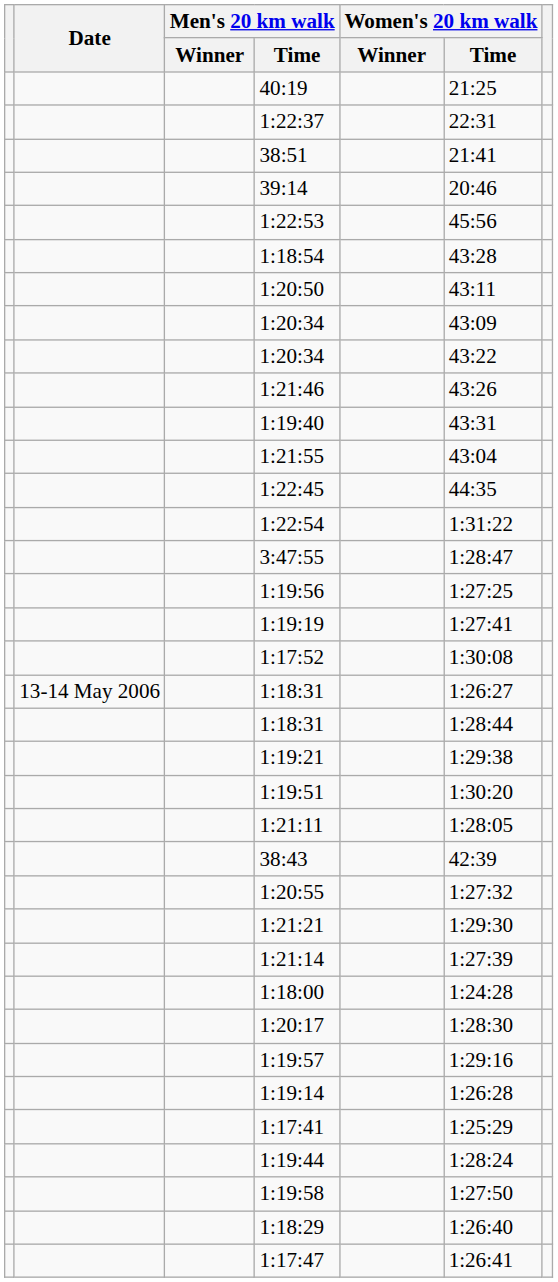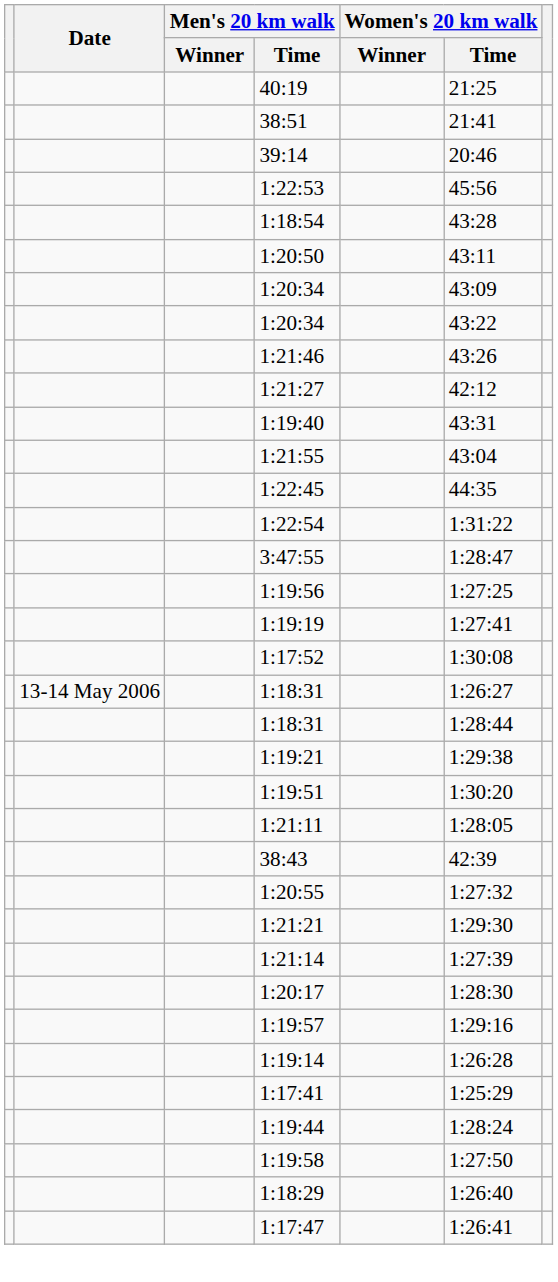- row: (90, 122)
+ row: (90, 390)
- row: (90, 993)
